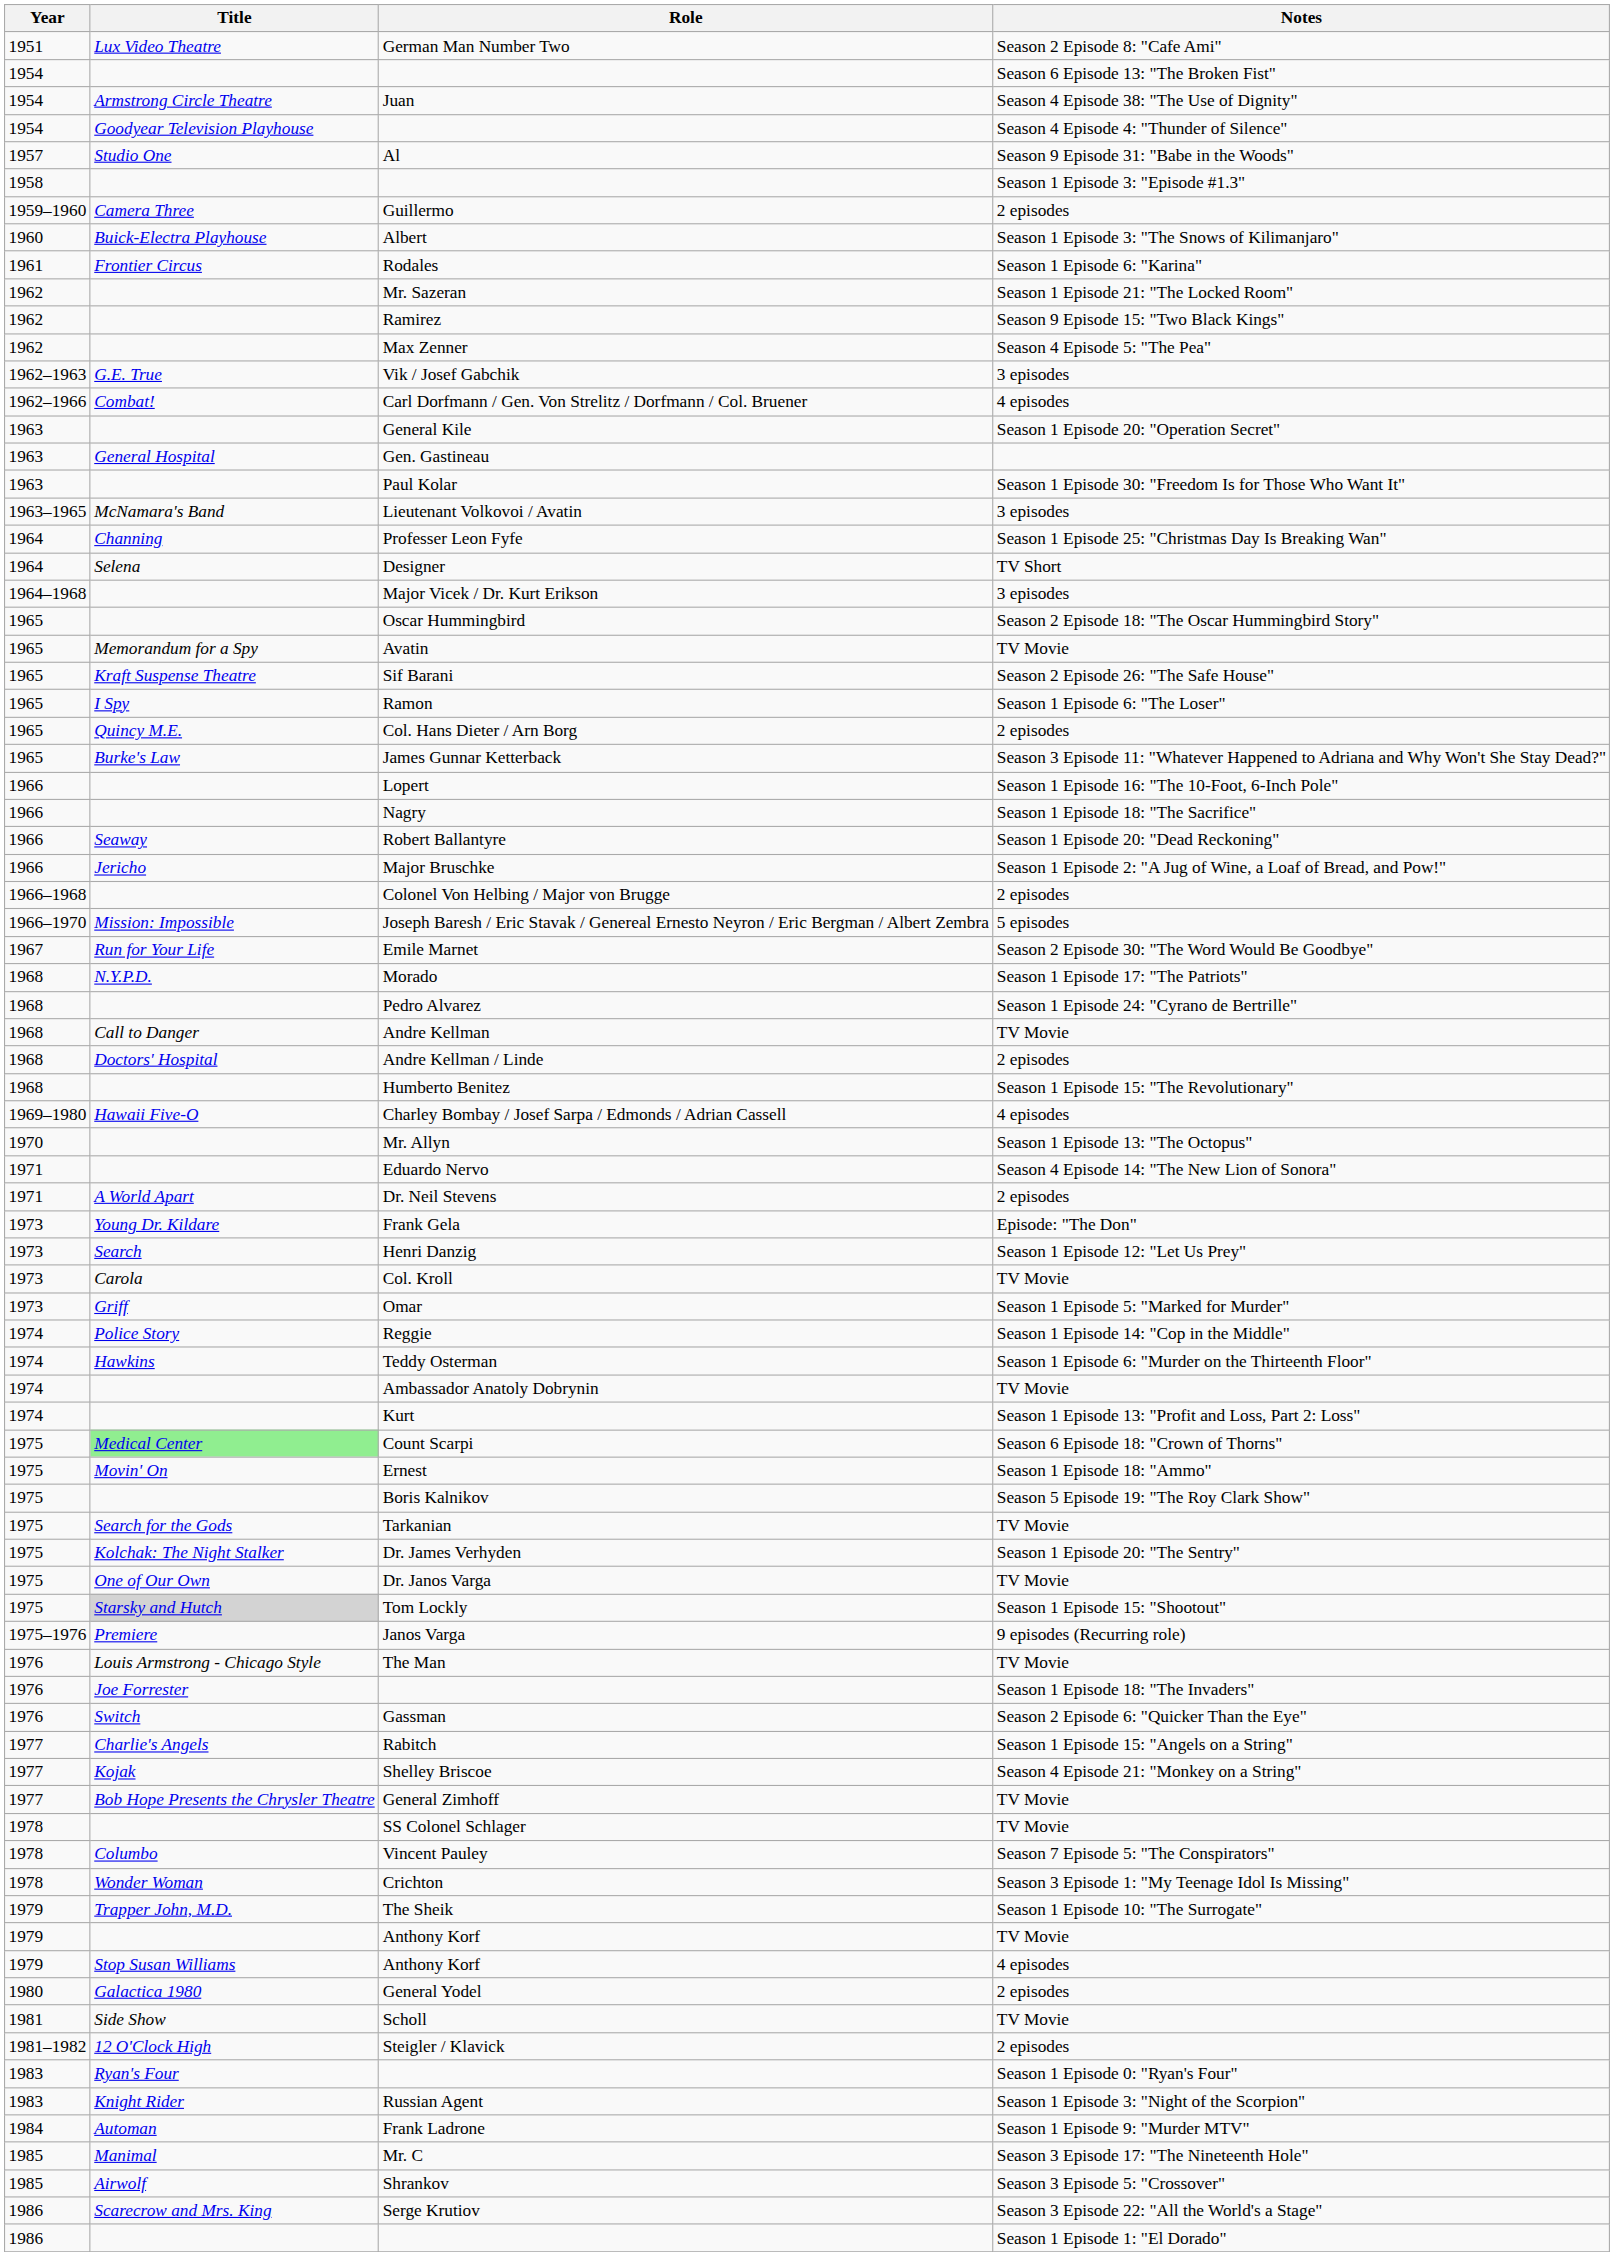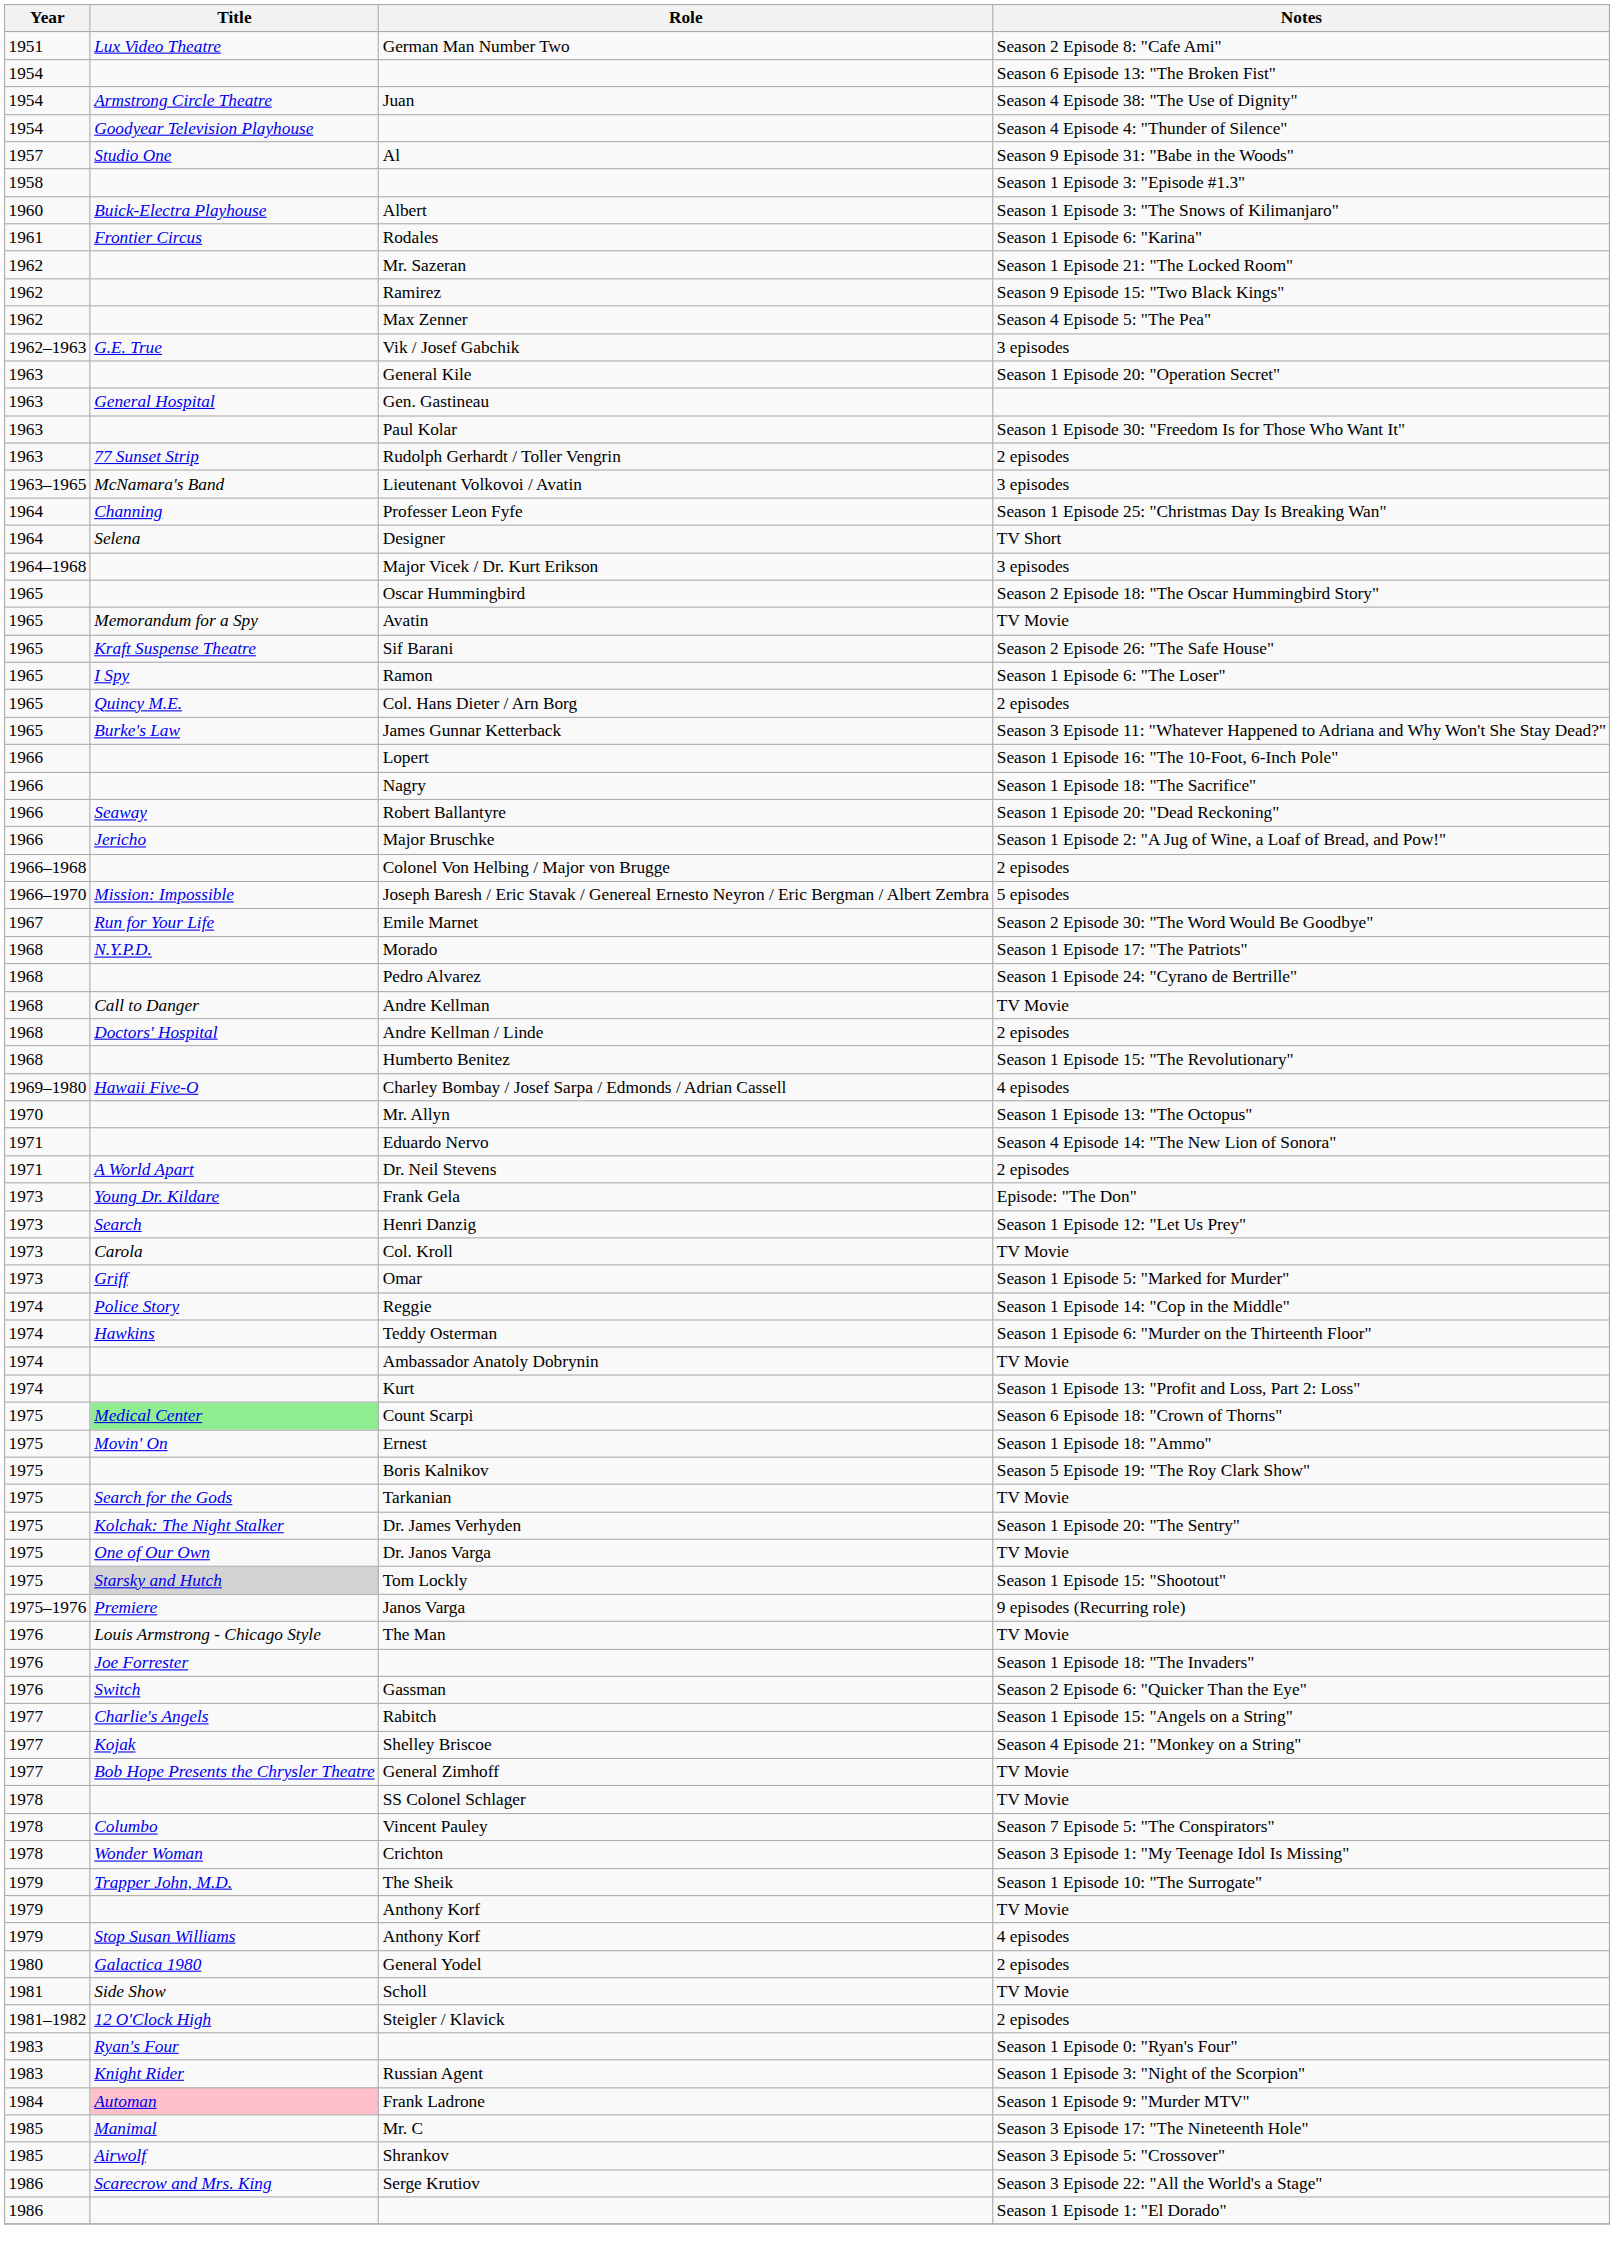- row: (418, 210)
- row: (595, 401)
+ row: (502, 456)
(125, 2128) no background -> (125, 2100) pink background
